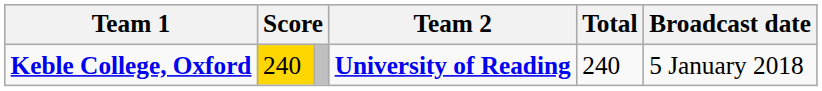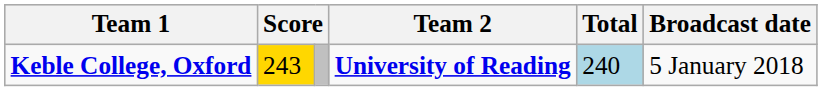(282, 64) 240 -> (282, 64) 243
(601, 64) no background -> (601, 64) lightblue background
